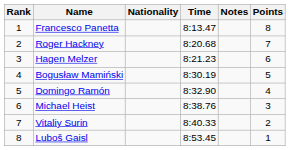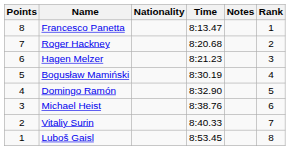columns swapped: (19, 12) <-> (268, 12)
